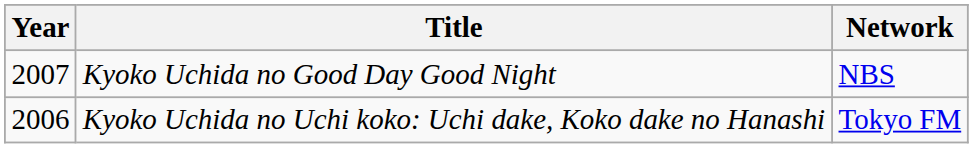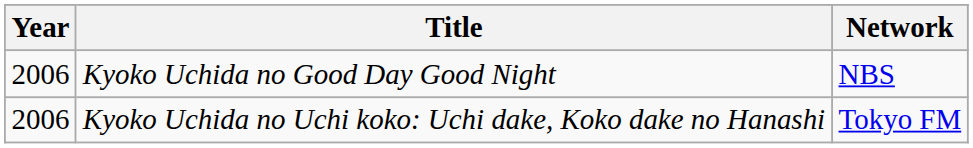(41, 73) 2007 -> (41, 73) 2006
